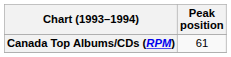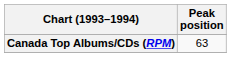(202, 43) 61 -> (202, 43) 63
